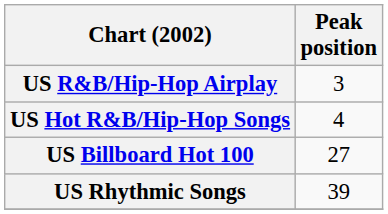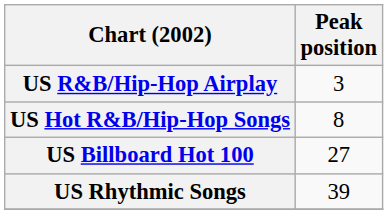(339, 119) 4 -> (339, 119) 8
